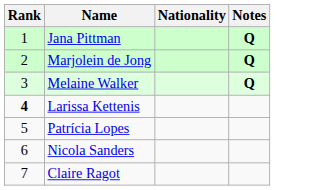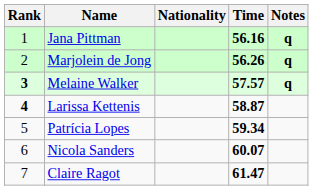+ column: (248, 15)
(249, 38) Q -> (288, 38) q
(249, 60) Q -> (288, 60) q
(24, 83) normal -> (24, 83) bold
(249, 83) Q -> (288, 83) q
